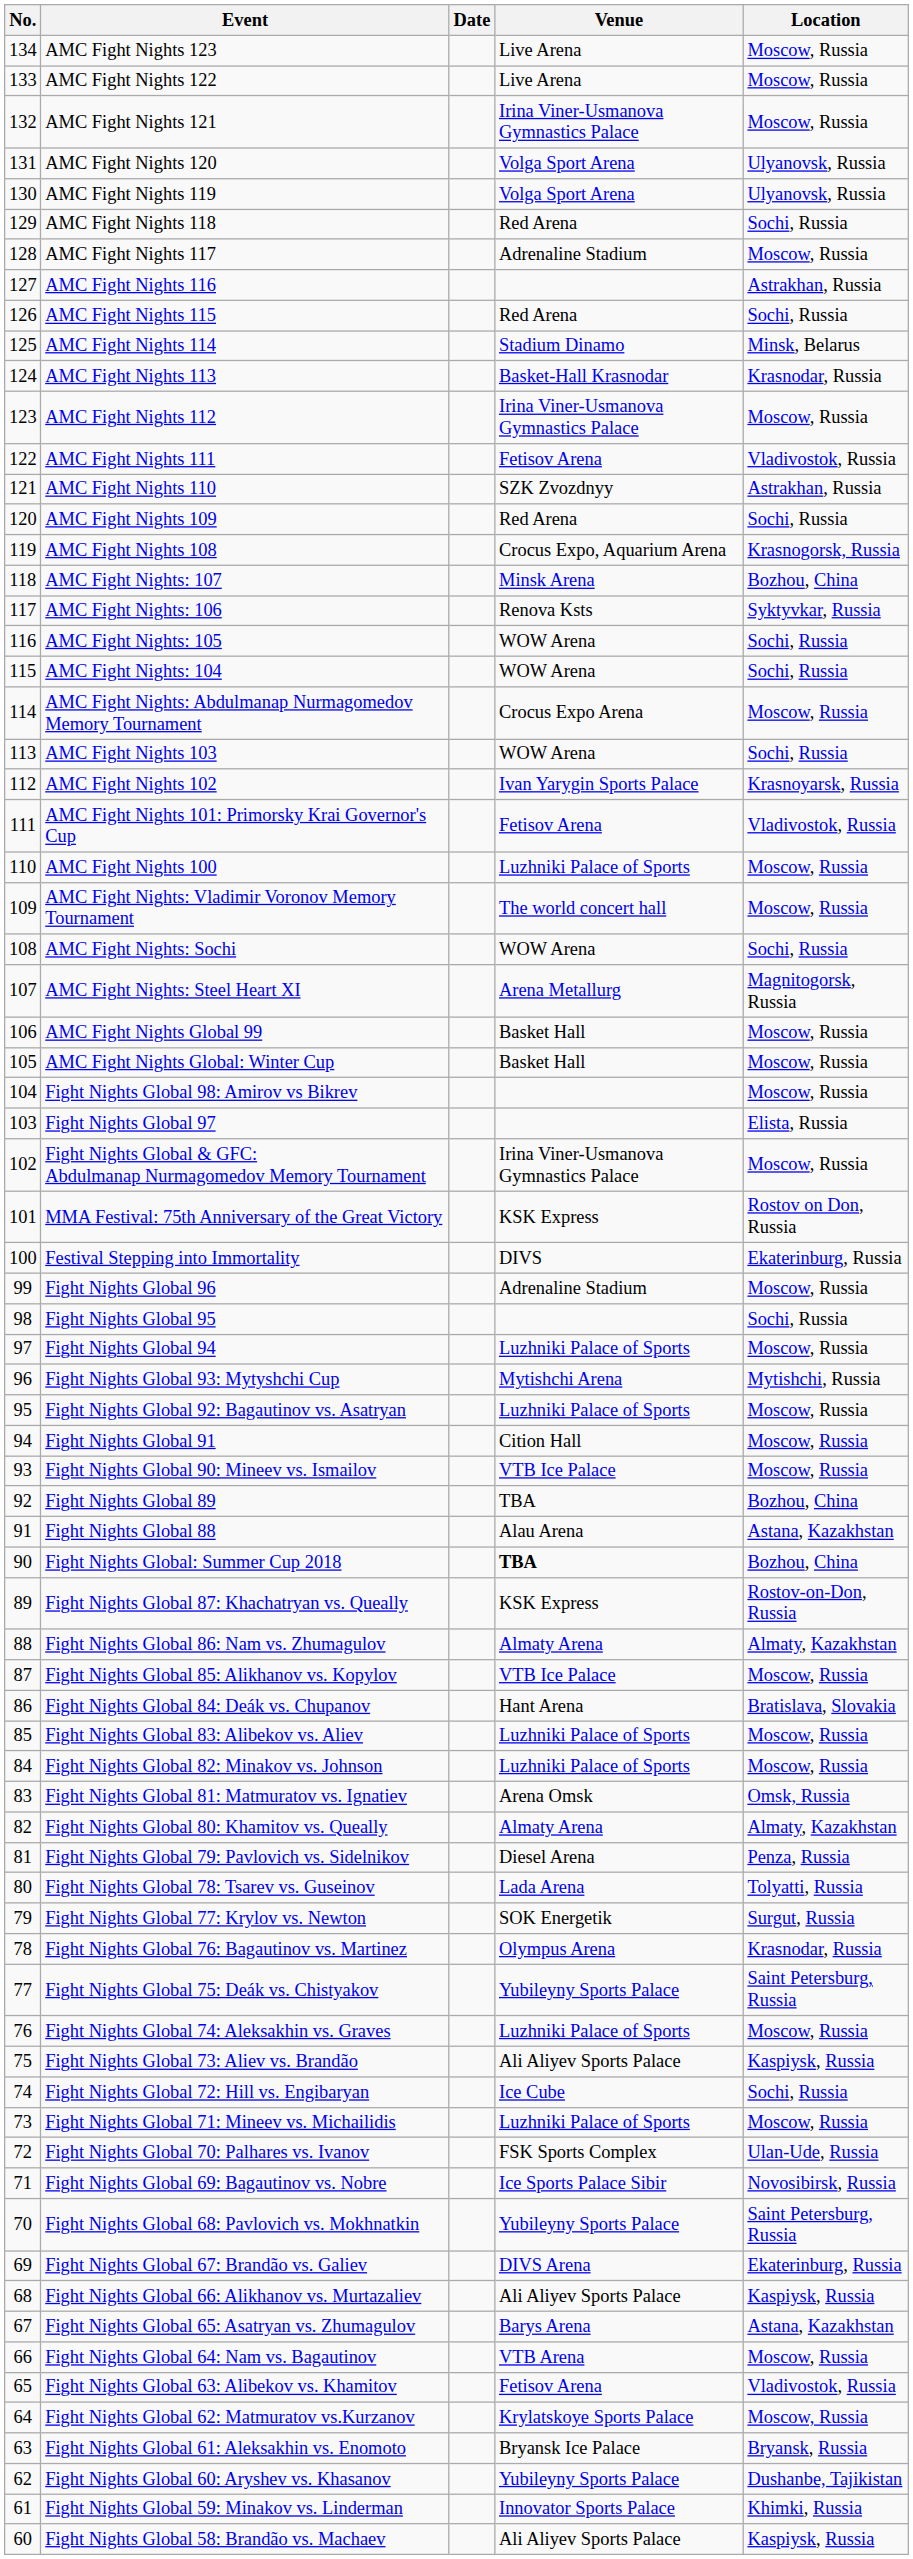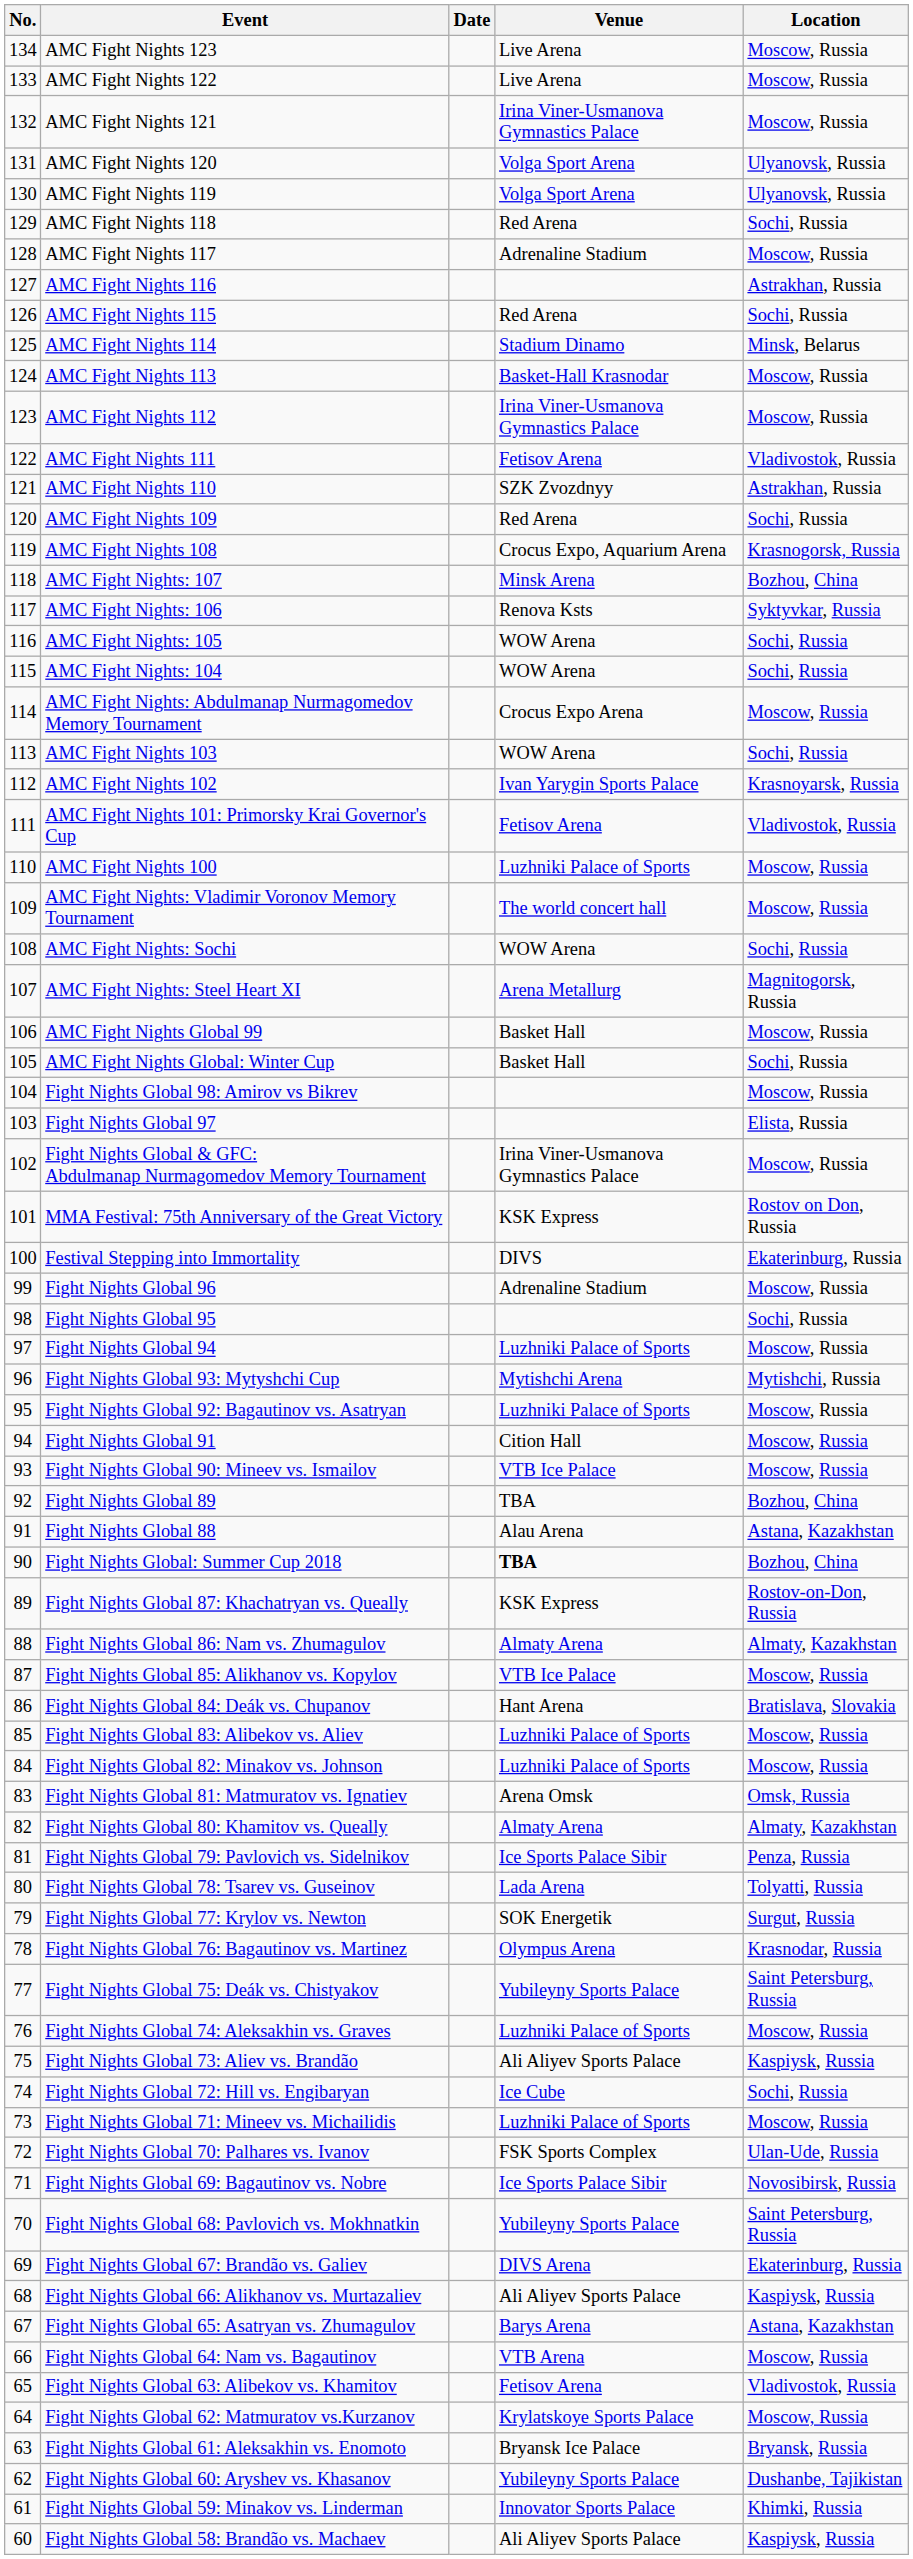(815, 376) Krasnodar, Russia -> (808, 376) Moscow, Russia
(808, 1062) Moscow, Russia -> (798, 1062) Sochi, Russia
(547, 1857) Diesel Arena -> (583, 1857) Ice Sports Palace Sibir
